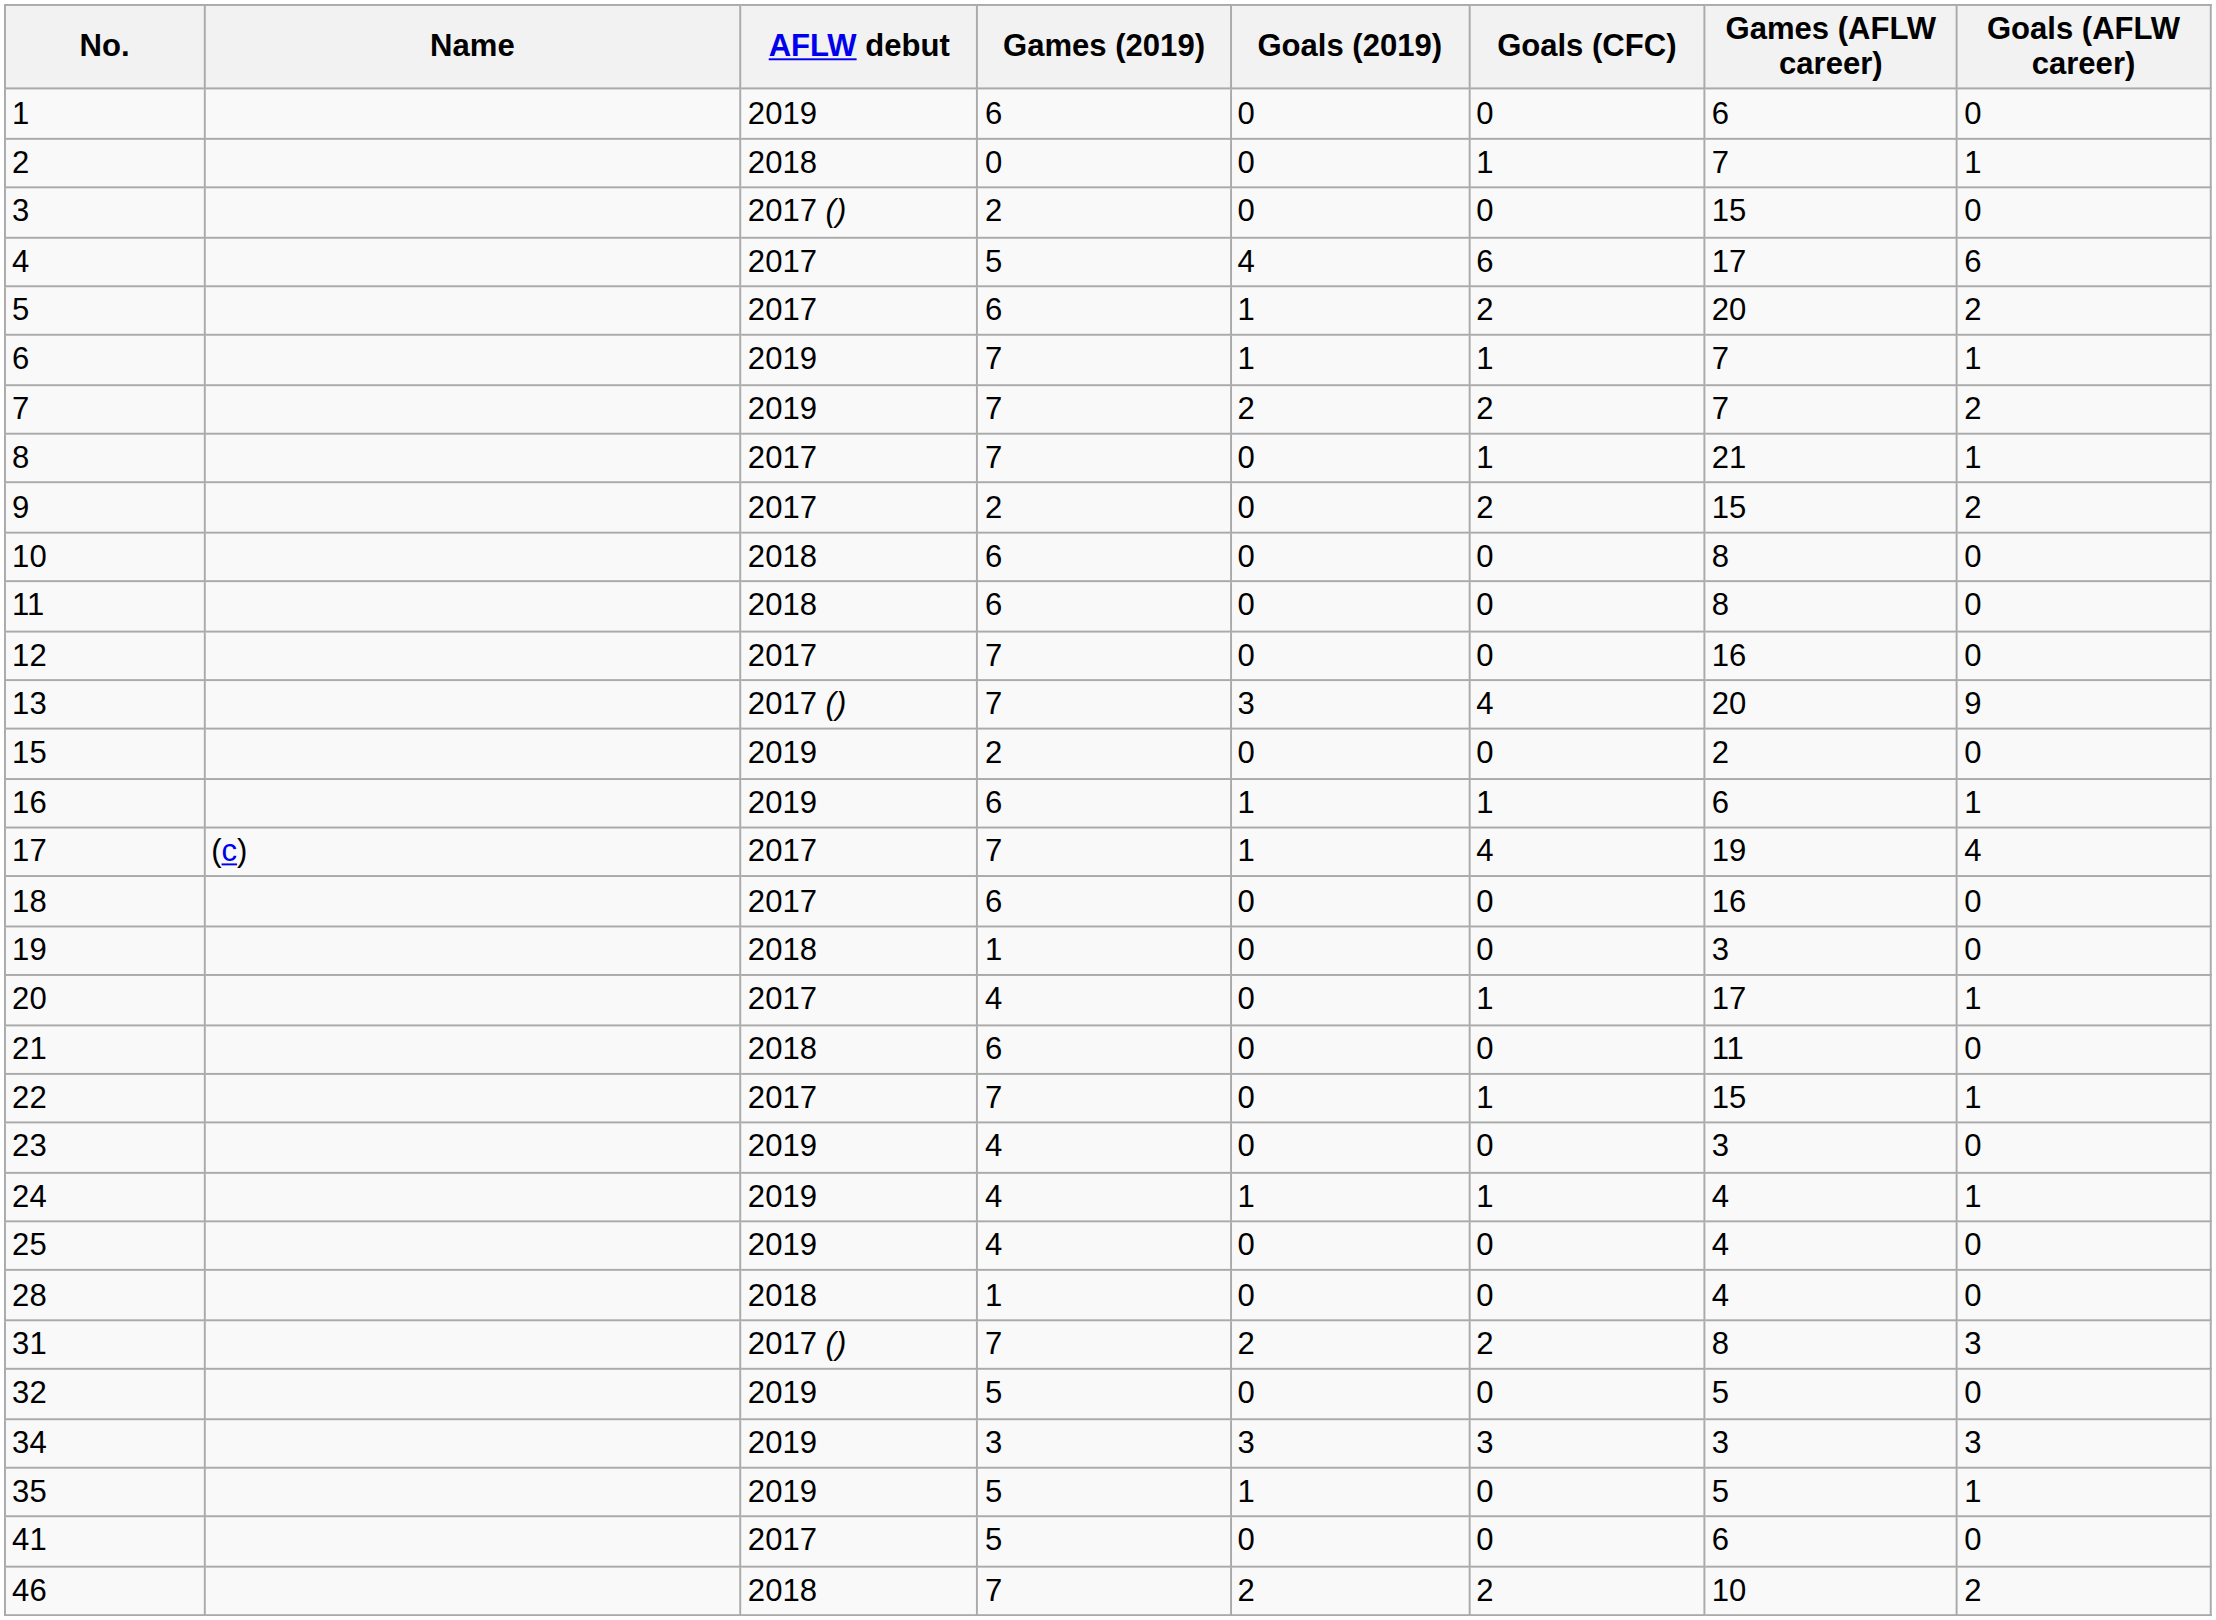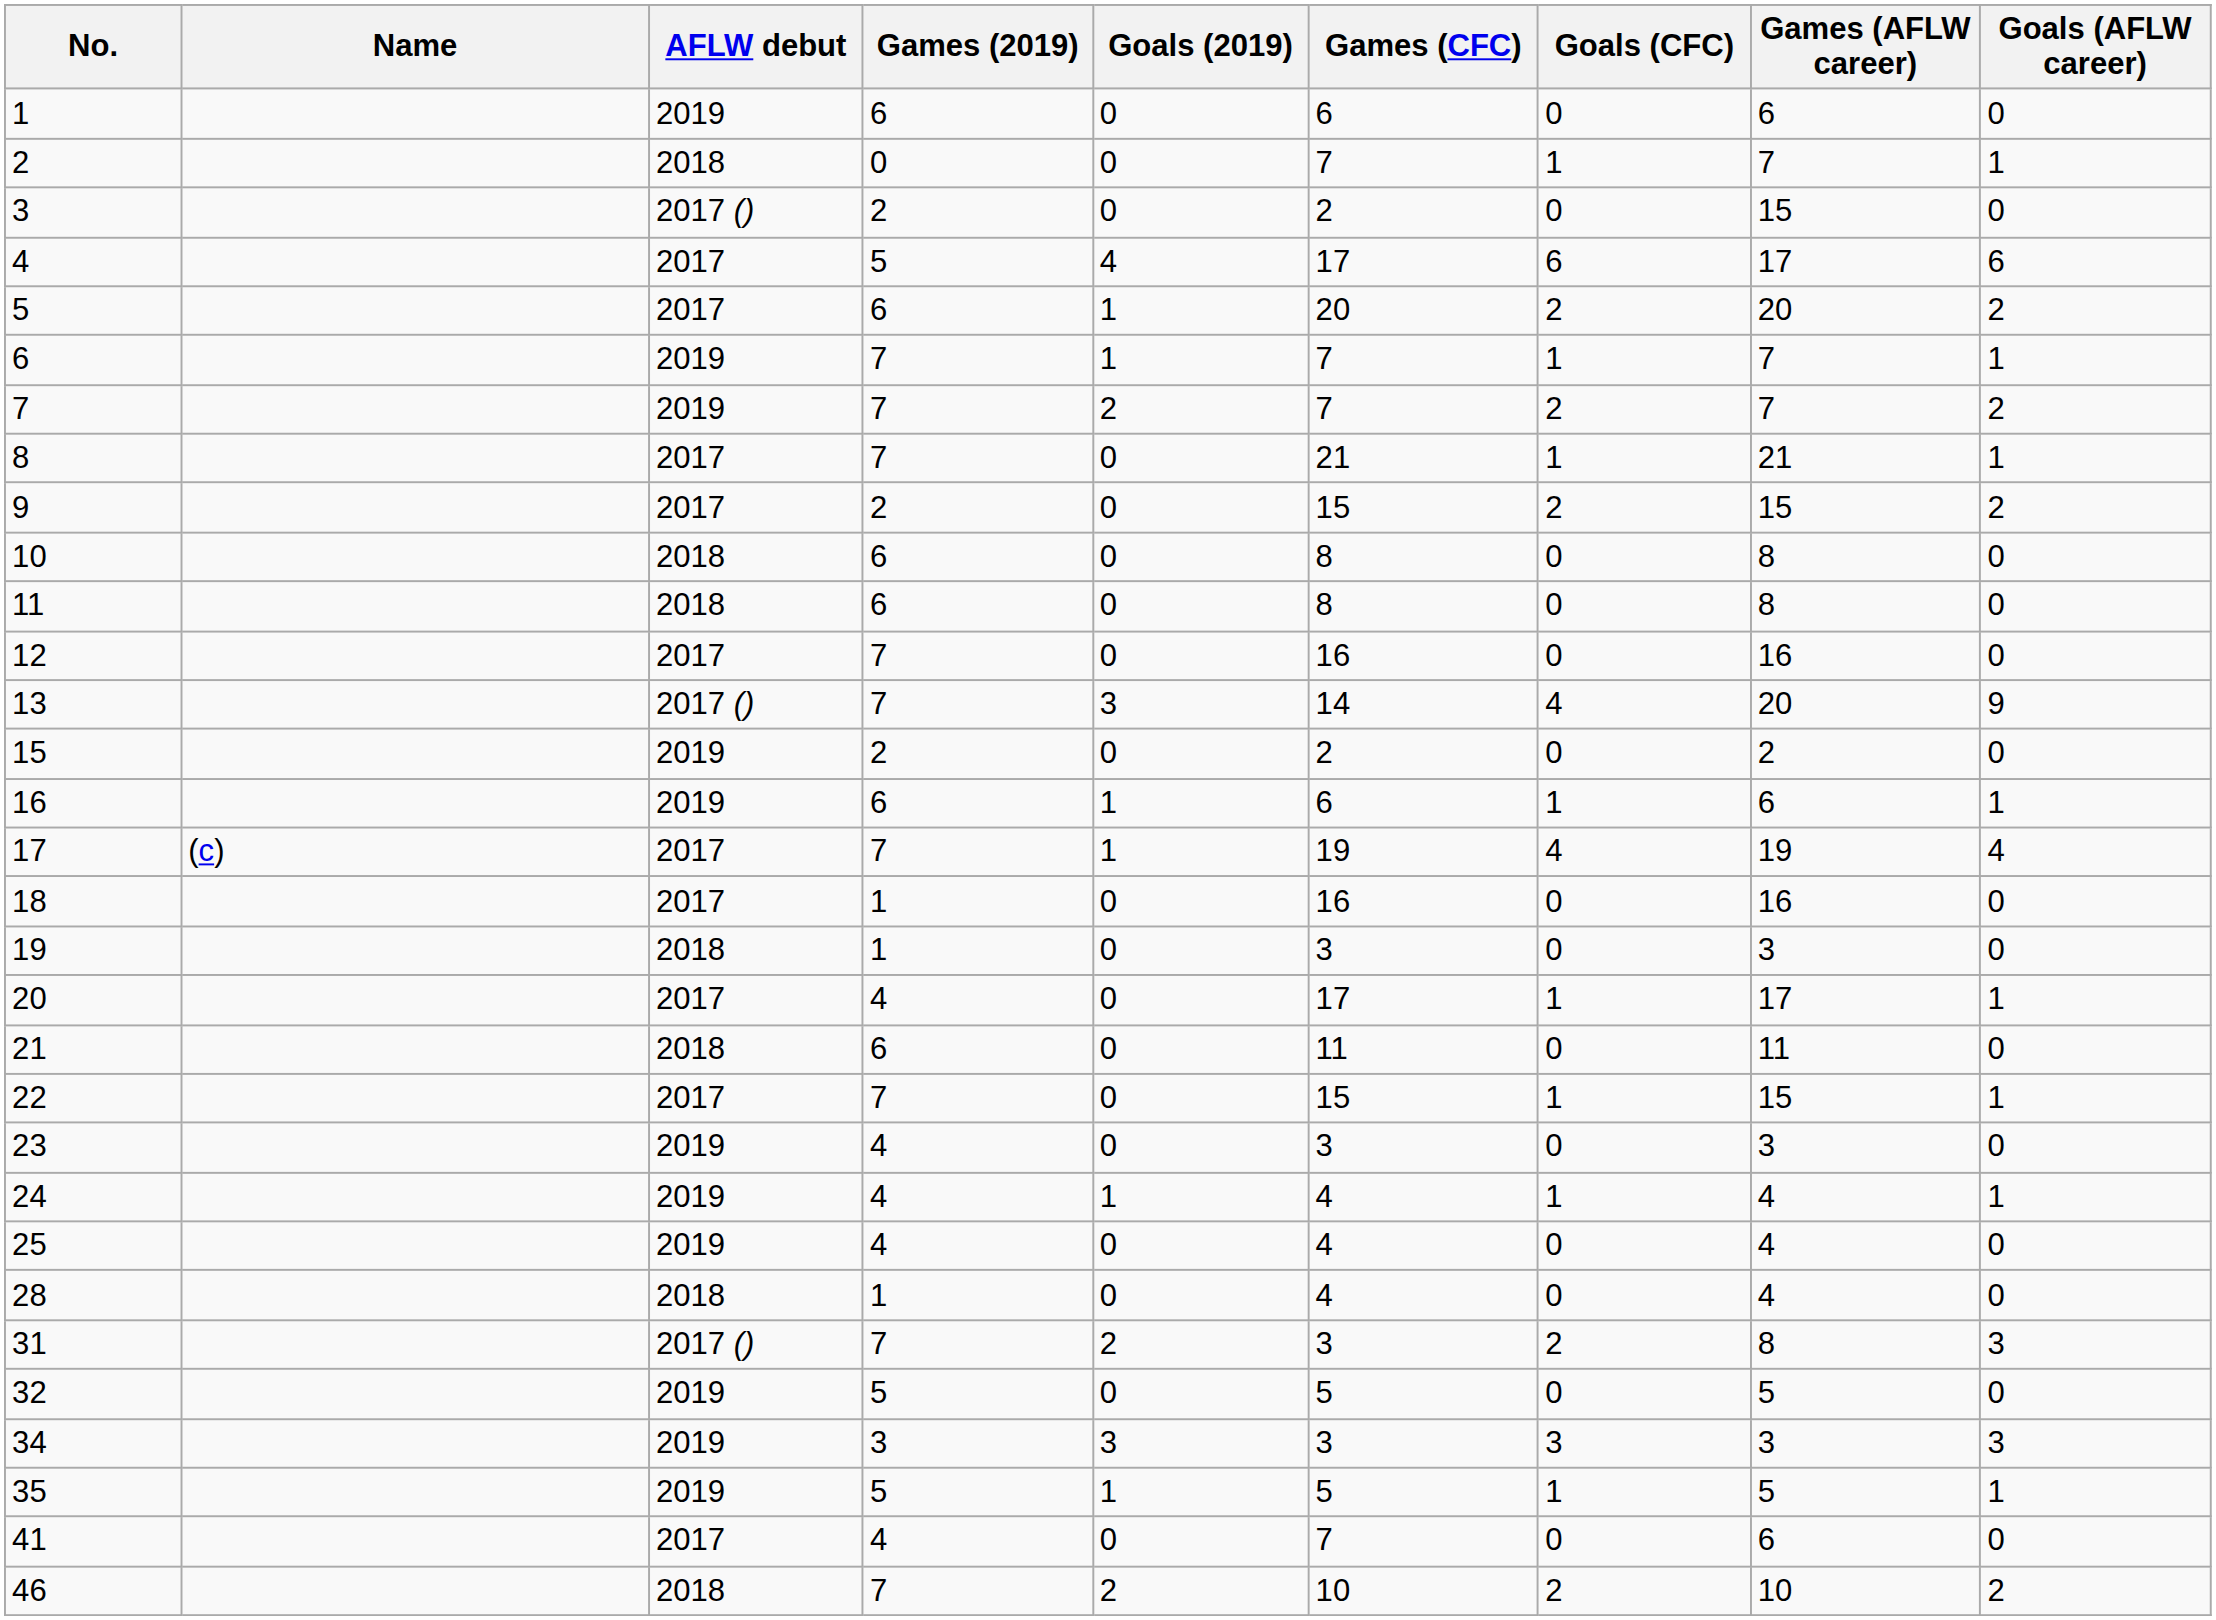+ column: (1423, 46)
(994, 900) 6 -> (879, 900) 1
(1485, 1491) 0 -> (1554, 1491) 1
(994, 1540) 5 -> (879, 1540) 4
